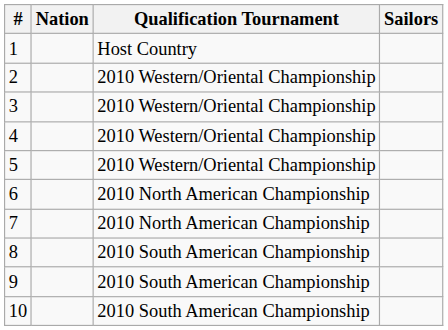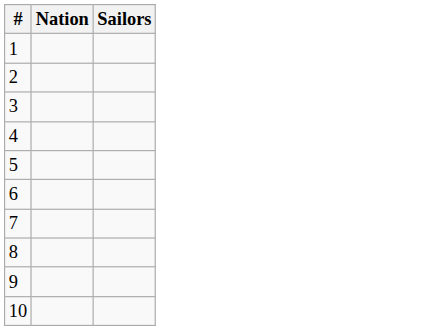- column: (236, 19)
